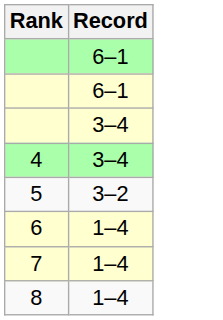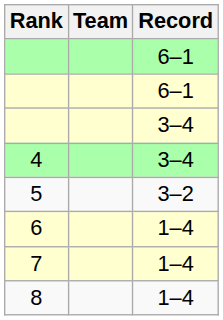+ column: (101, 21)
